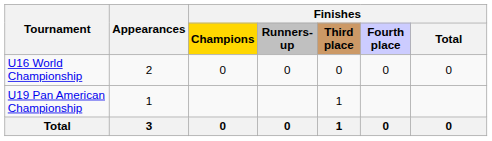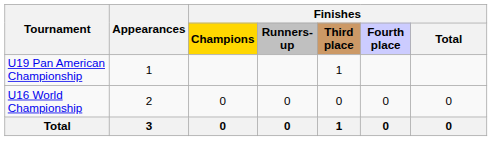rows swapped: (45, 70) <-> (56, 102)
